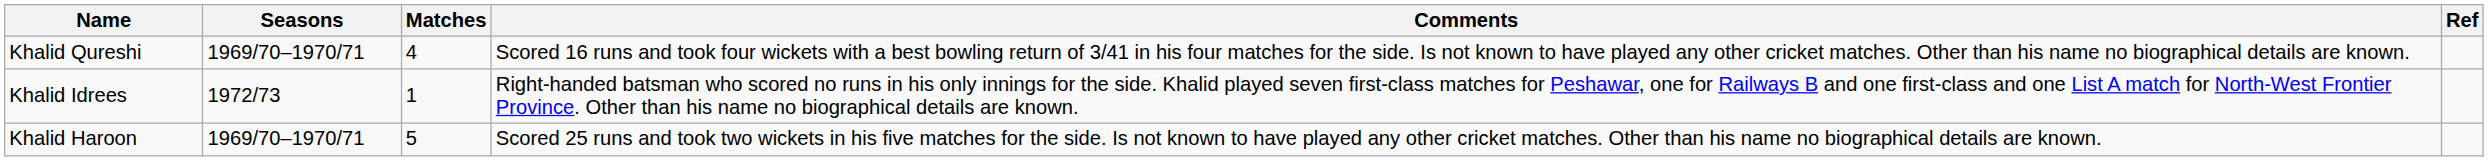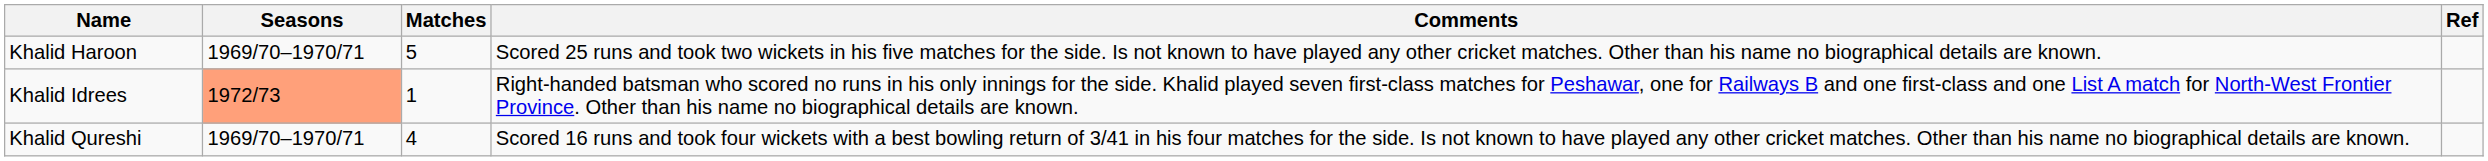rows swapped: (73, 139) <-> (75, 52)
(244, 95) no background -> (244, 95) lightsalmon background
